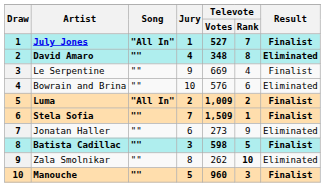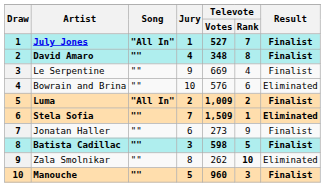(290, 56) Eliminated -> (290, 56) Finalist
(290, 116) Finalist -> (290, 116) Eliminated
(290, 130) Eliminated -> (290, 130) Finalist
